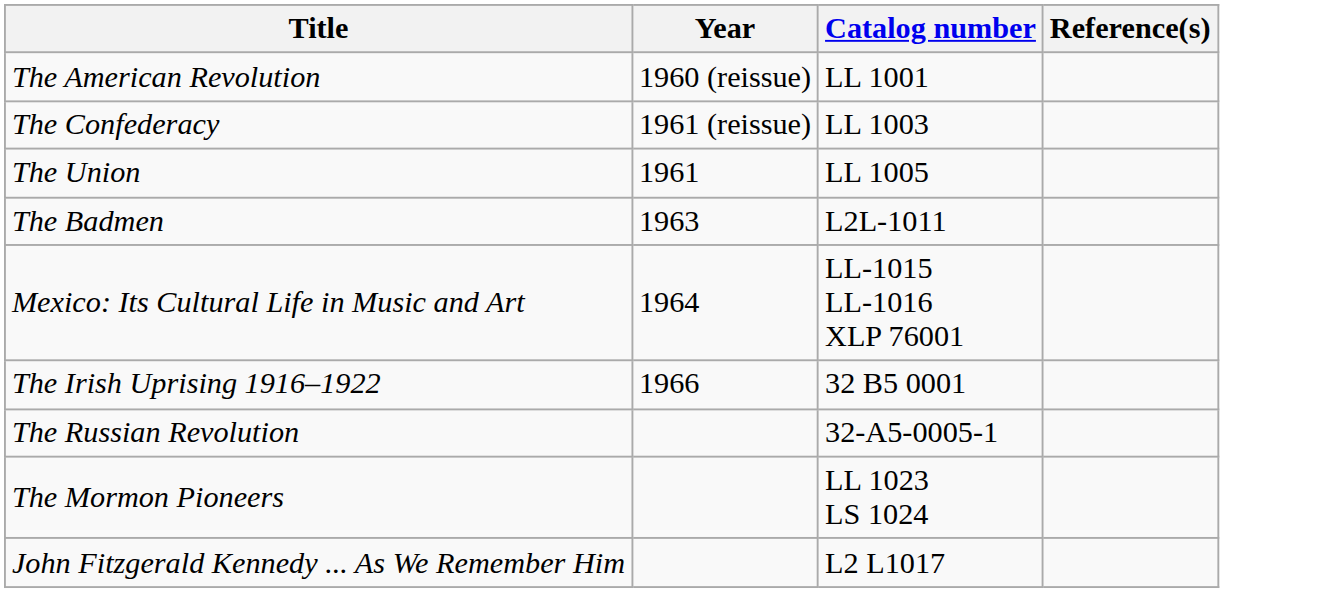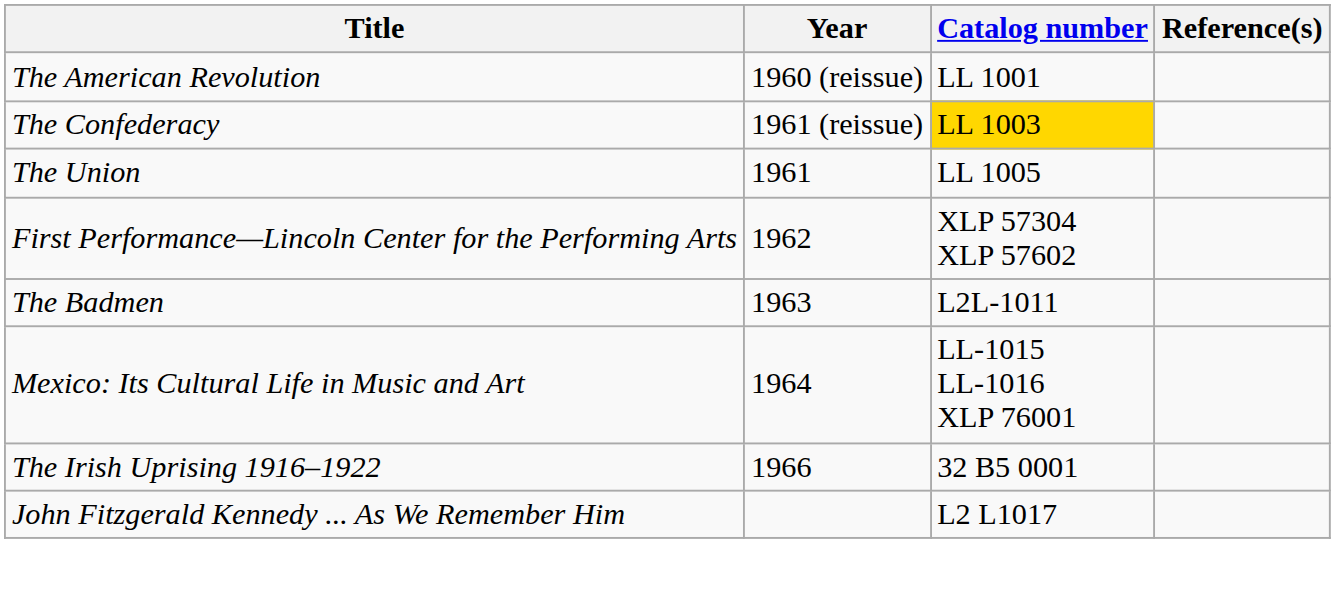(877, 124) no background -> (989, 124) gold background
+ row: (374, 237)
- row: (156, 432)
- row: (148, 497)
